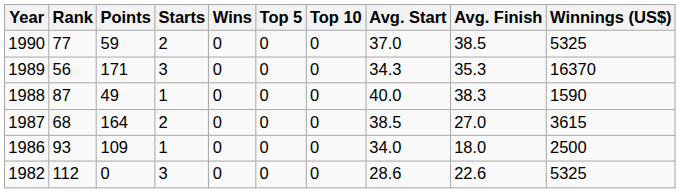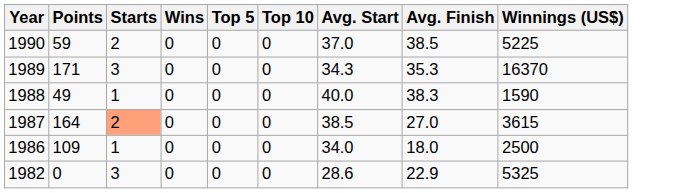- column: (73, 17)
(568, 43) 5325 -> (520, 43) 5225
(163, 122) no background -> (115, 122) lightsalmon background
(470, 174) 22.6 -> (422, 174) 22.9
